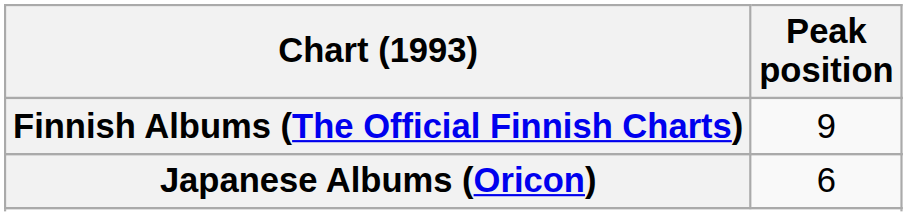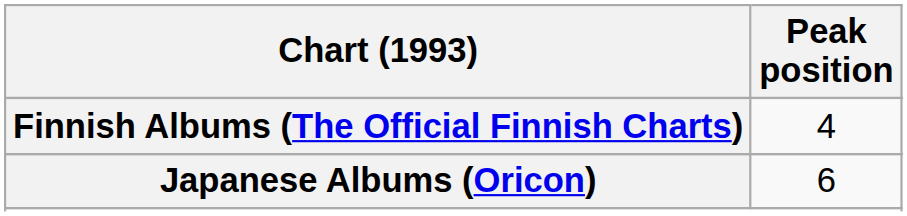(826, 125) 9 -> (826, 125) 4
